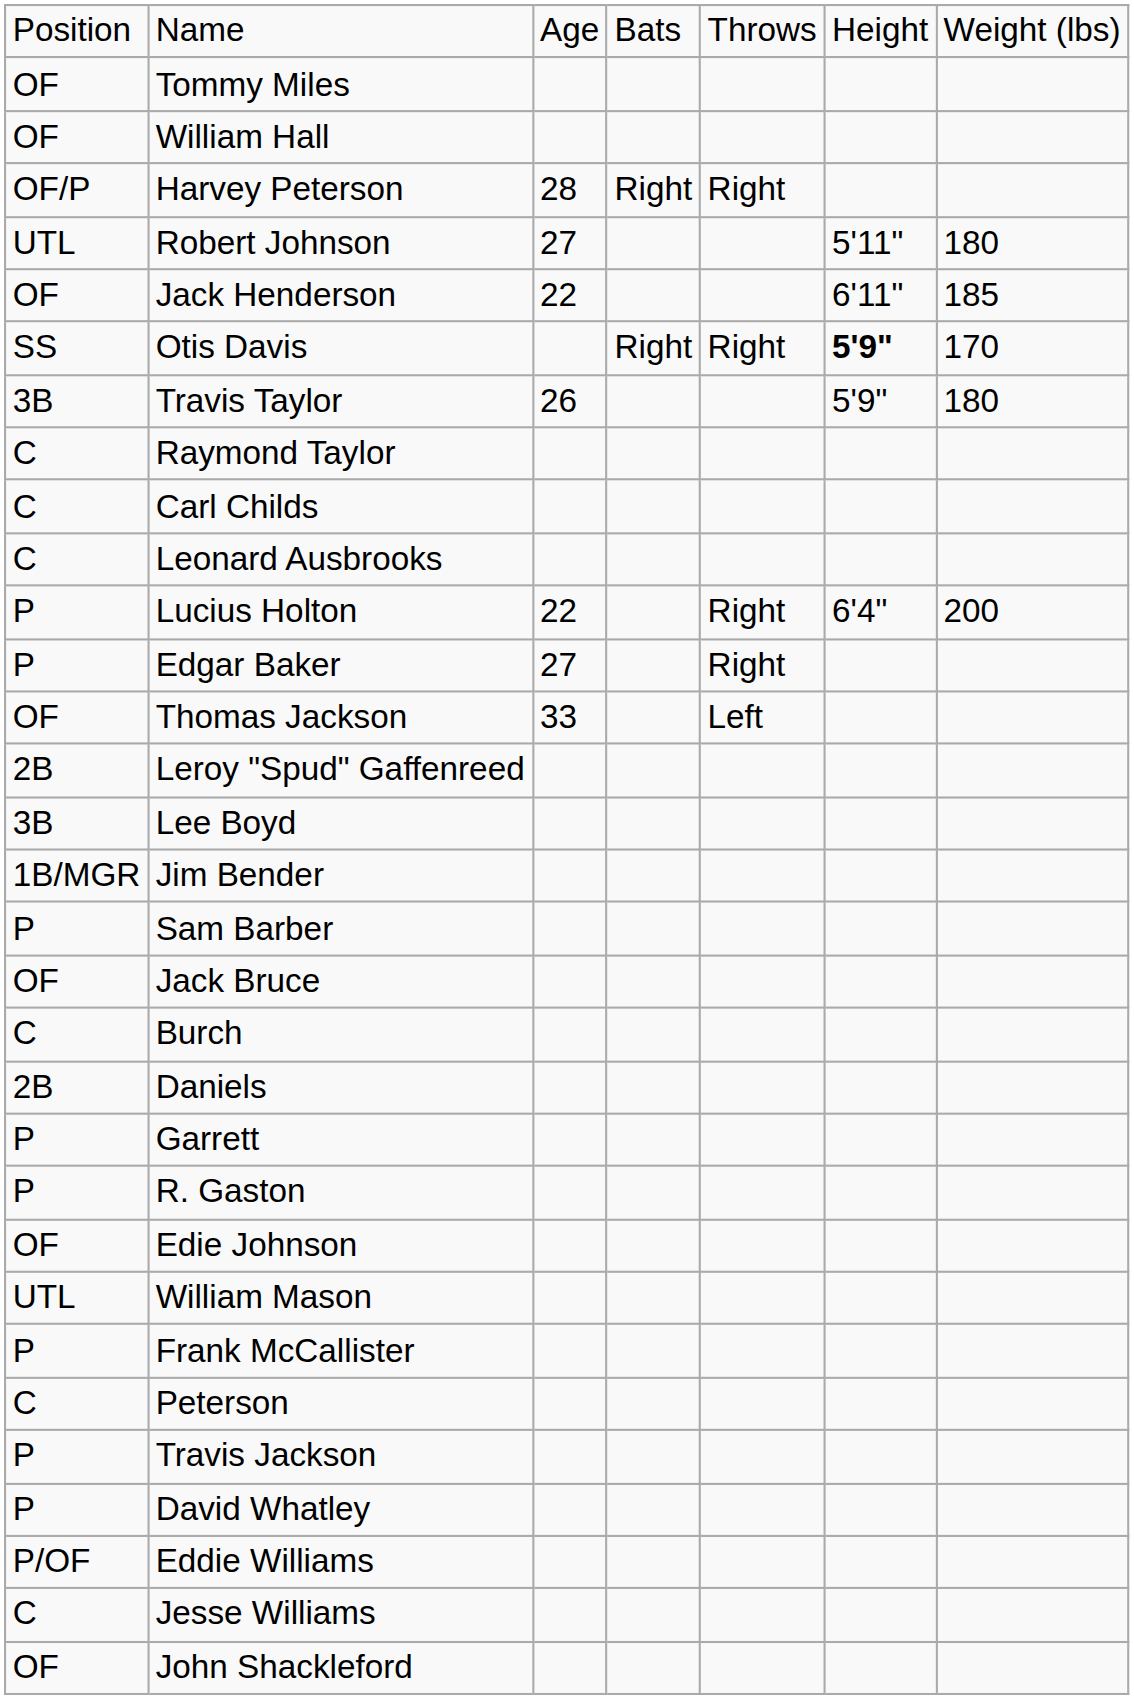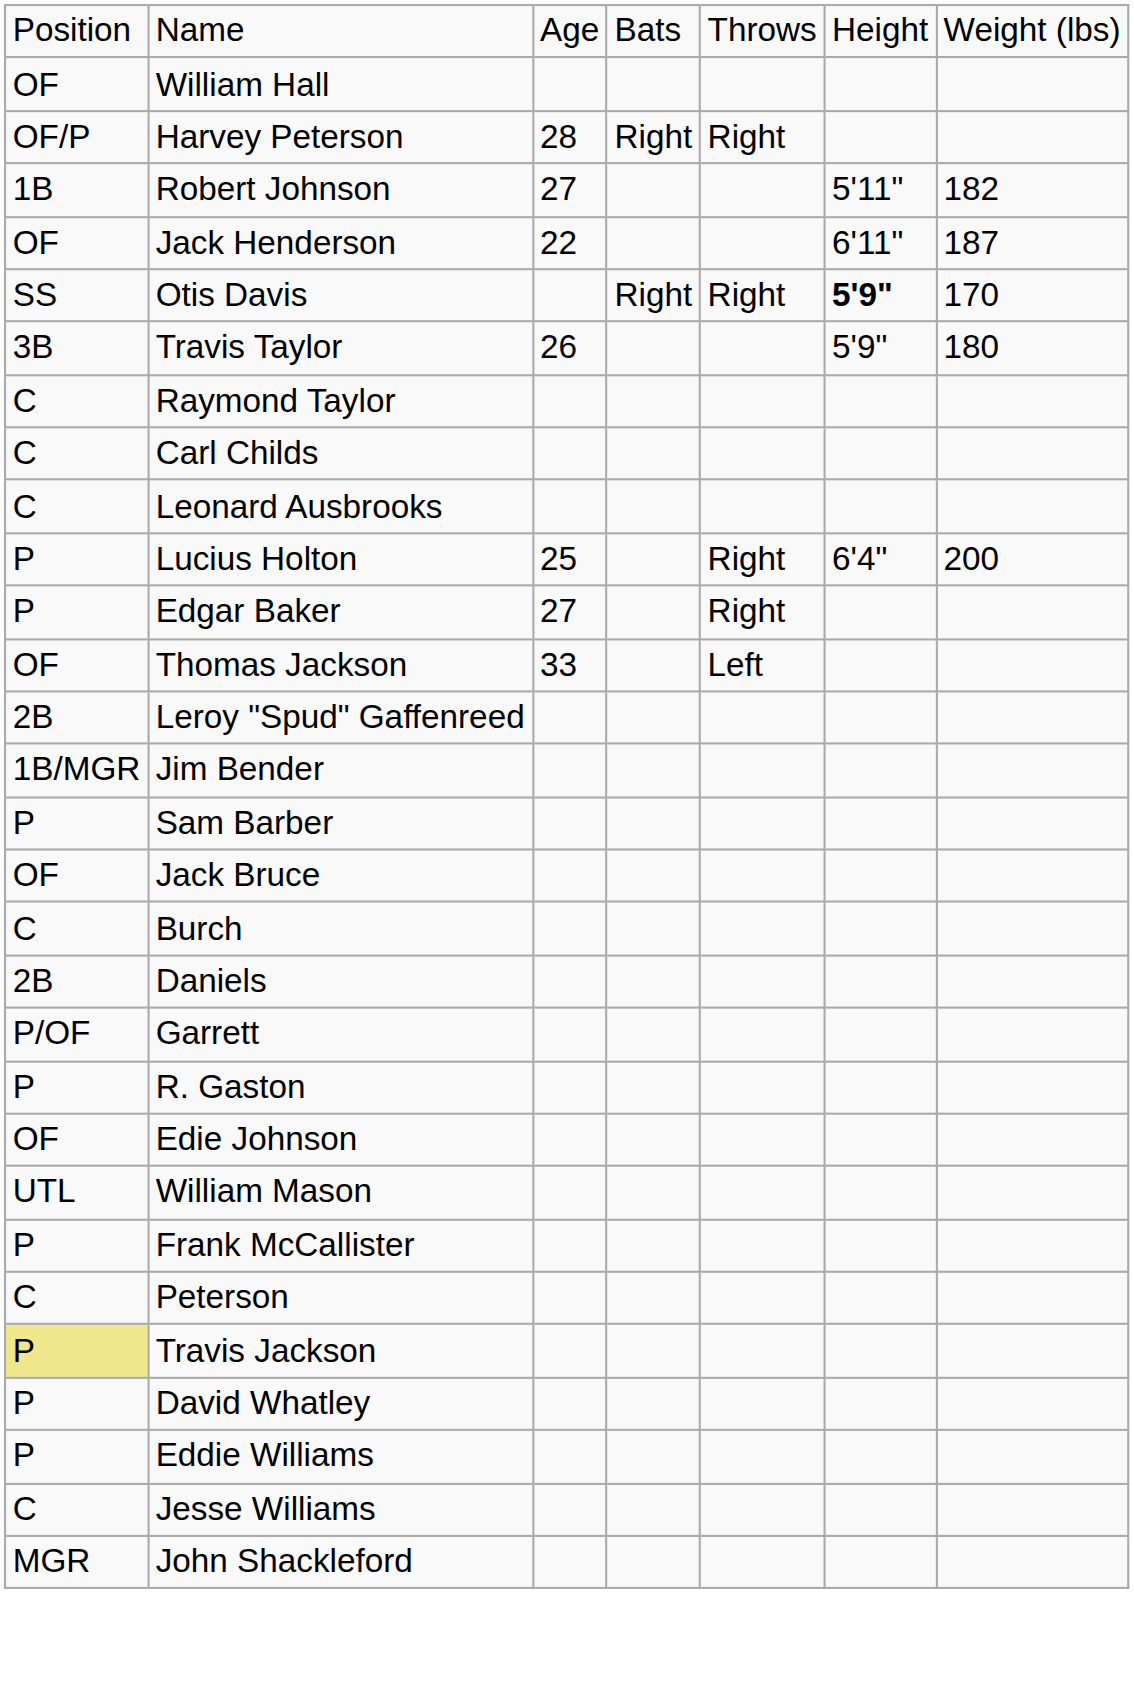- row: (253, 83)
(44, 242) UTL -> (33, 189) 1B
(971, 242) 180 -> (971, 189) 182
(971, 294) 185 -> (971, 242) 187
(558, 611) 22 -> (558, 558) 25
- row: (226, 822)
(24, 1139) P -> (52, 1033) P/OF
(24, 1455) no background -> (24, 1350) khaki background
(52, 1561) P/OF -> (24, 1455) P
(36, 1667) OF -> (52, 1561) MGR
